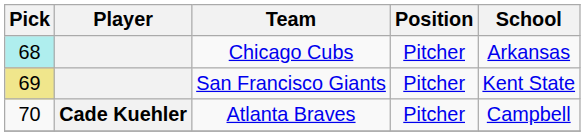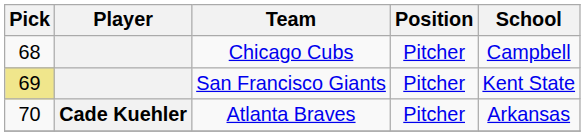(30, 51) paleturquoise background -> (30, 51) no background
(529, 51) Arkansas -> (529, 51) Campbell
(529, 114) Campbell -> (529, 114) Arkansas
